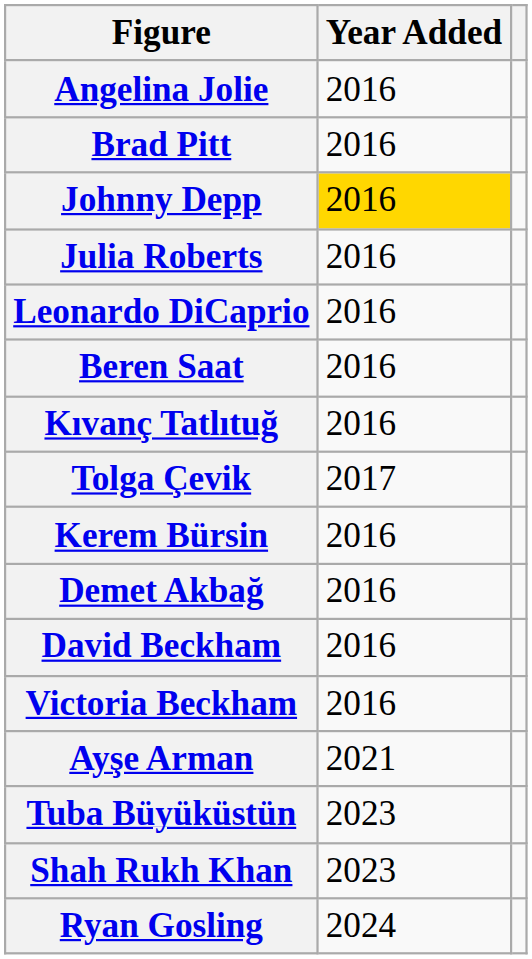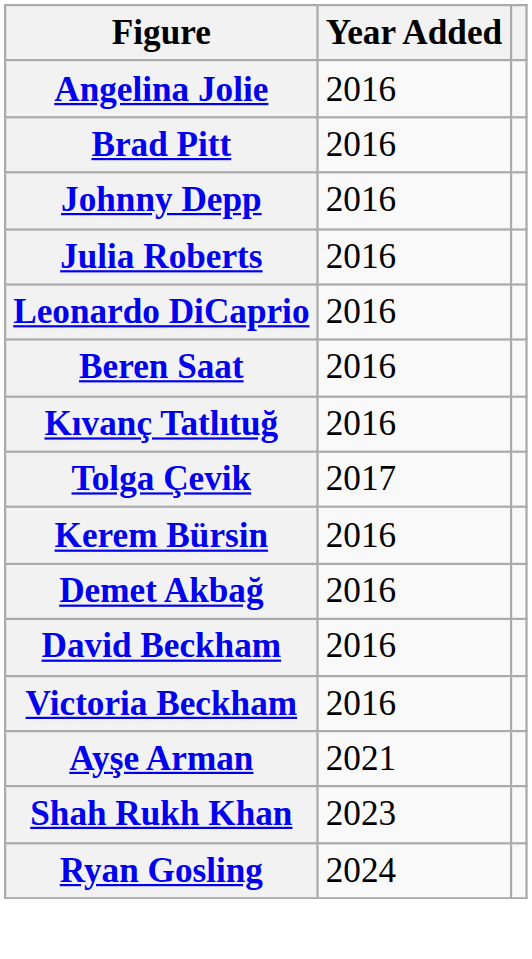(361, 199) gold background -> (361, 199) no background
- row: (161, 813)
